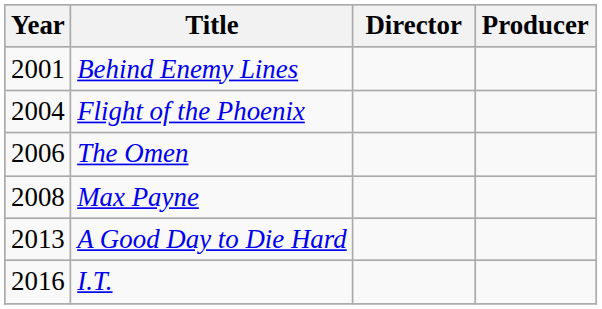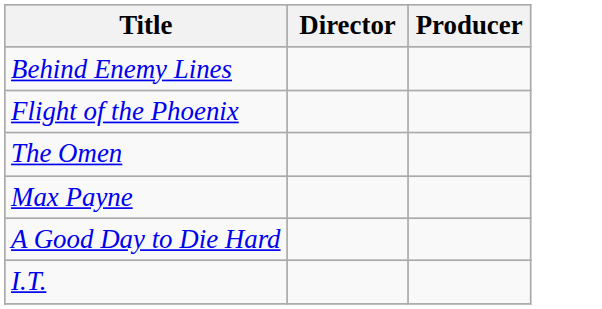- column: (38, 25)
